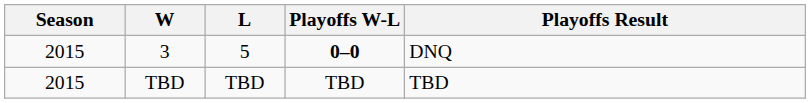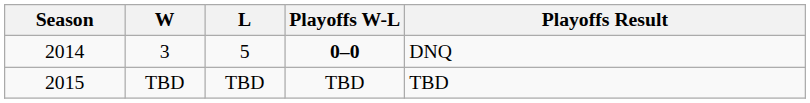(65, 51) 2015 -> (65, 51) 2014
